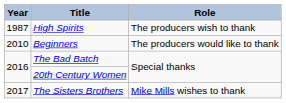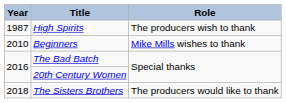(205, 44) The producers would like to thank -> (188, 44) Mike Mills wishes to thank
(18, 91) 2017 -> (18, 91) 2018
(188, 91) Mike Mills wishes to thank -> (205, 91) The producers would like to thank
